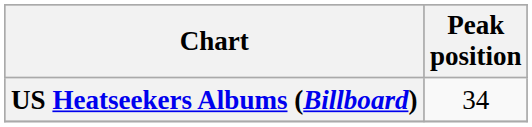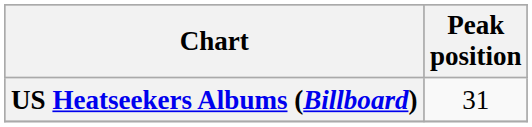(476, 99) 34 -> (476, 99) 31
